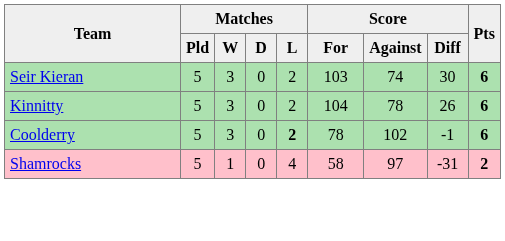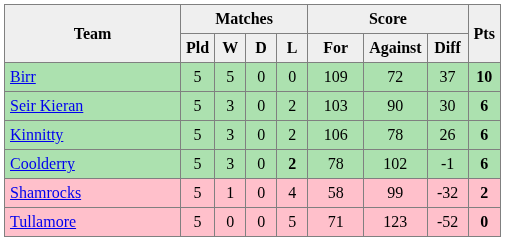+ row: (23, 76)
(395, 76) 74 -> (395, 106) 90
(336, 106) 104 -> (336, 134) 106
(395, 164) 97 -> (395, 192) 99
(448, 164) -31 -> (448, 192) -32
+ row: (43, 222)
